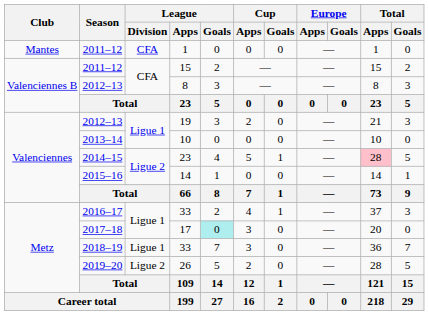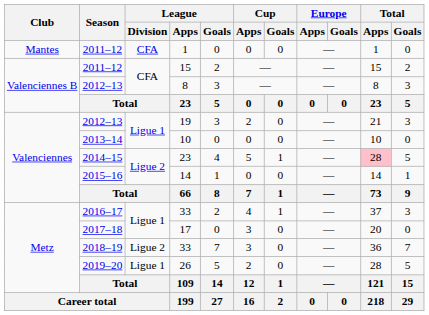(217, 229) paleturquoise background -> (217, 229) no background
(147, 247) Ligue 1 -> (147, 247) Ligue 2
(147, 265) Ligue 2 -> (147, 265) Ligue 1
